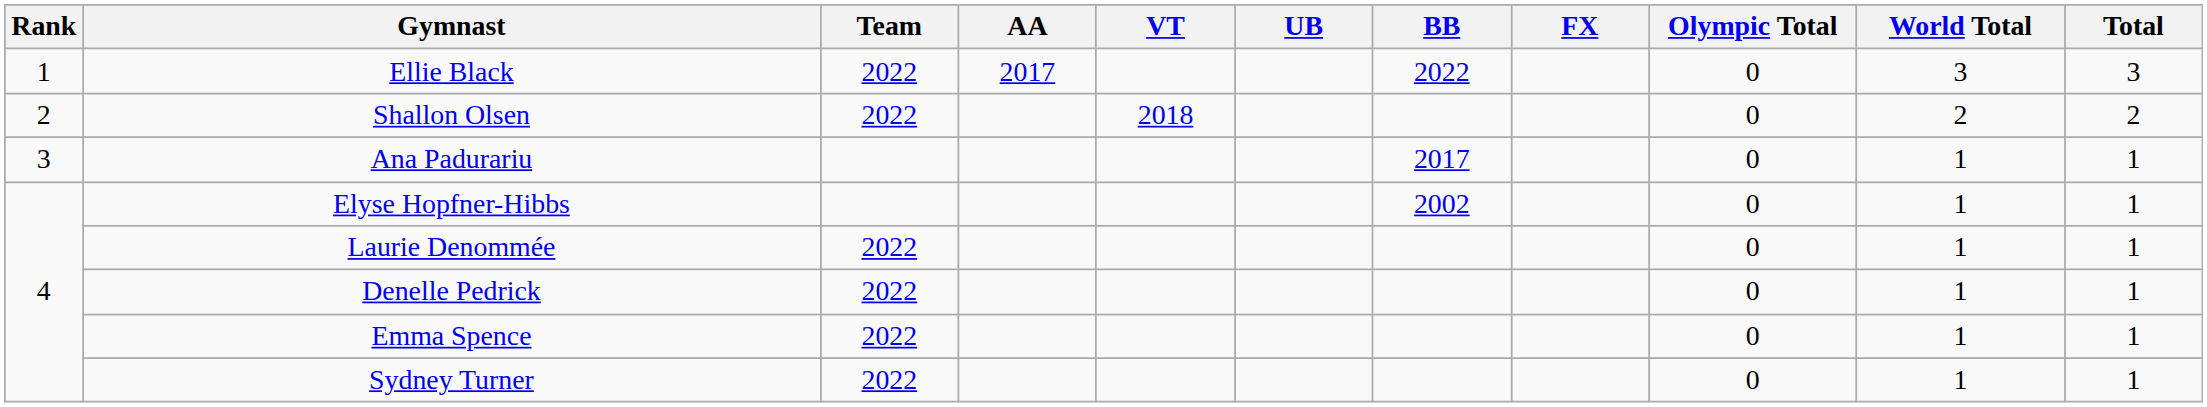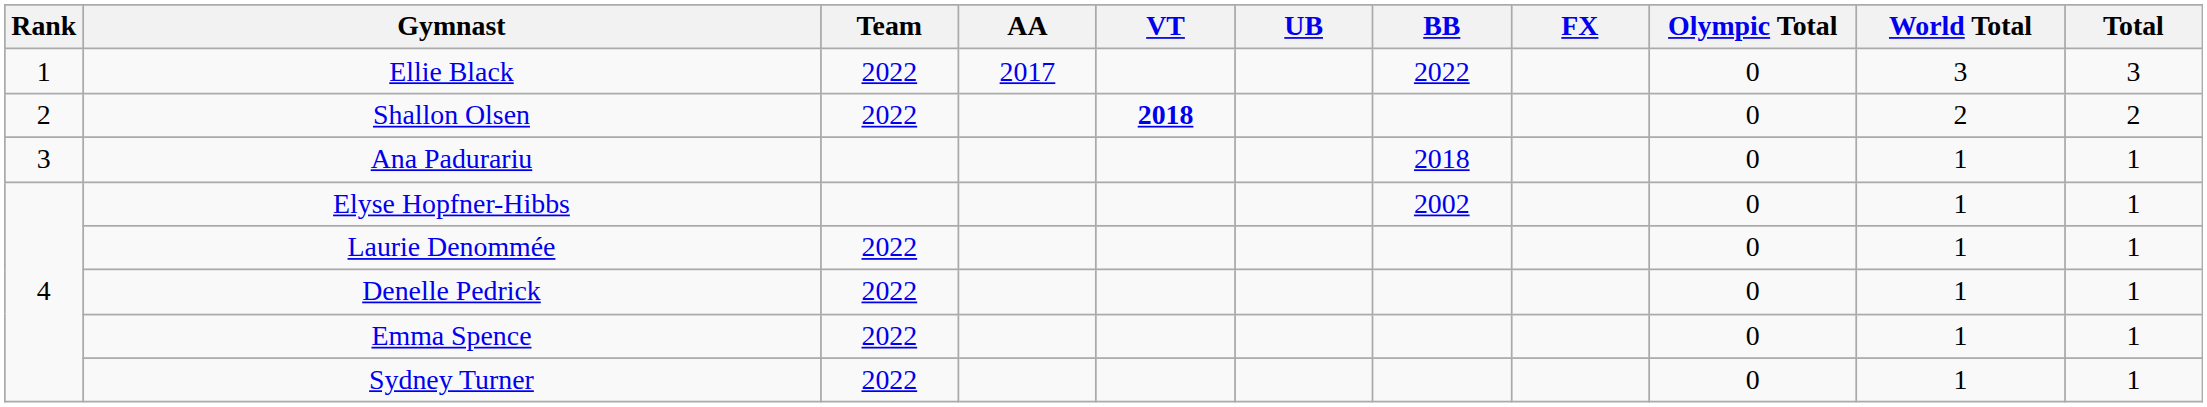(1166, 114) normal -> (1166, 114) bold
(1442, 159) 2017 -> (1442, 159) 2018
